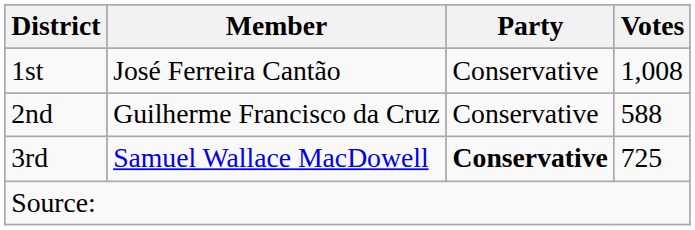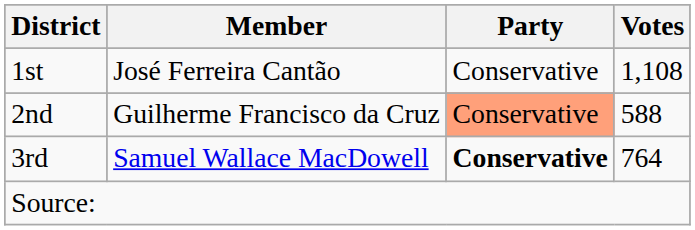(652, 70) 1,008 -> (652, 70) 1,108
(526, 114) no background -> (526, 114) lightsalmon background
(641, 158) 725 -> (641, 158) 764
